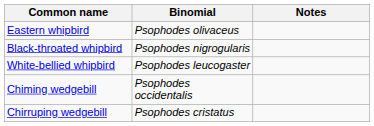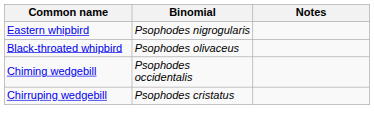(187, 30) Psophodes olivaceus -> (192, 30) Psophodes nigrogularis
(192, 48) Psophodes nigrogularis -> (187, 48) Psophodes olivaceus
- row: (61, 65)
